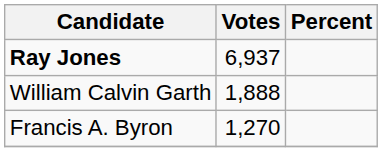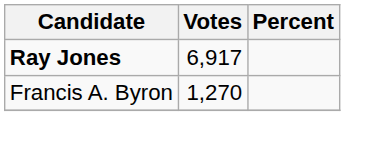(253, 57) 6,937 -> (214, 57) 6,917
- row: (111, 92)
